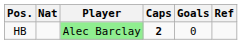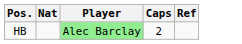- column: (193, 13)
(159, 31) bold -> (159, 31) normal
